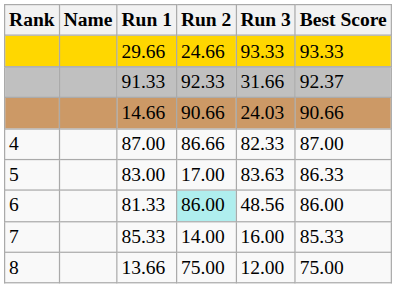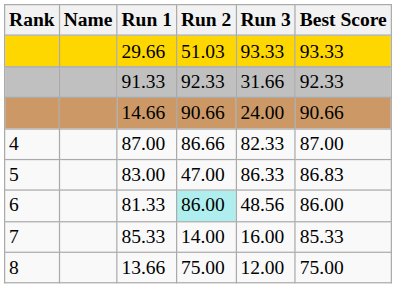(203, 50) 24.66 -> (203, 50) 51.03
(322, 81) 92.37 -> (322, 81) 92.33
(262, 112) 24.03 -> (262, 112) 24.00
(203, 174) 17.00 -> (203, 174) 47.00
(262, 174) 83.63 -> (262, 174) 86.33
(322, 174) 86.33 -> (322, 174) 86.83
